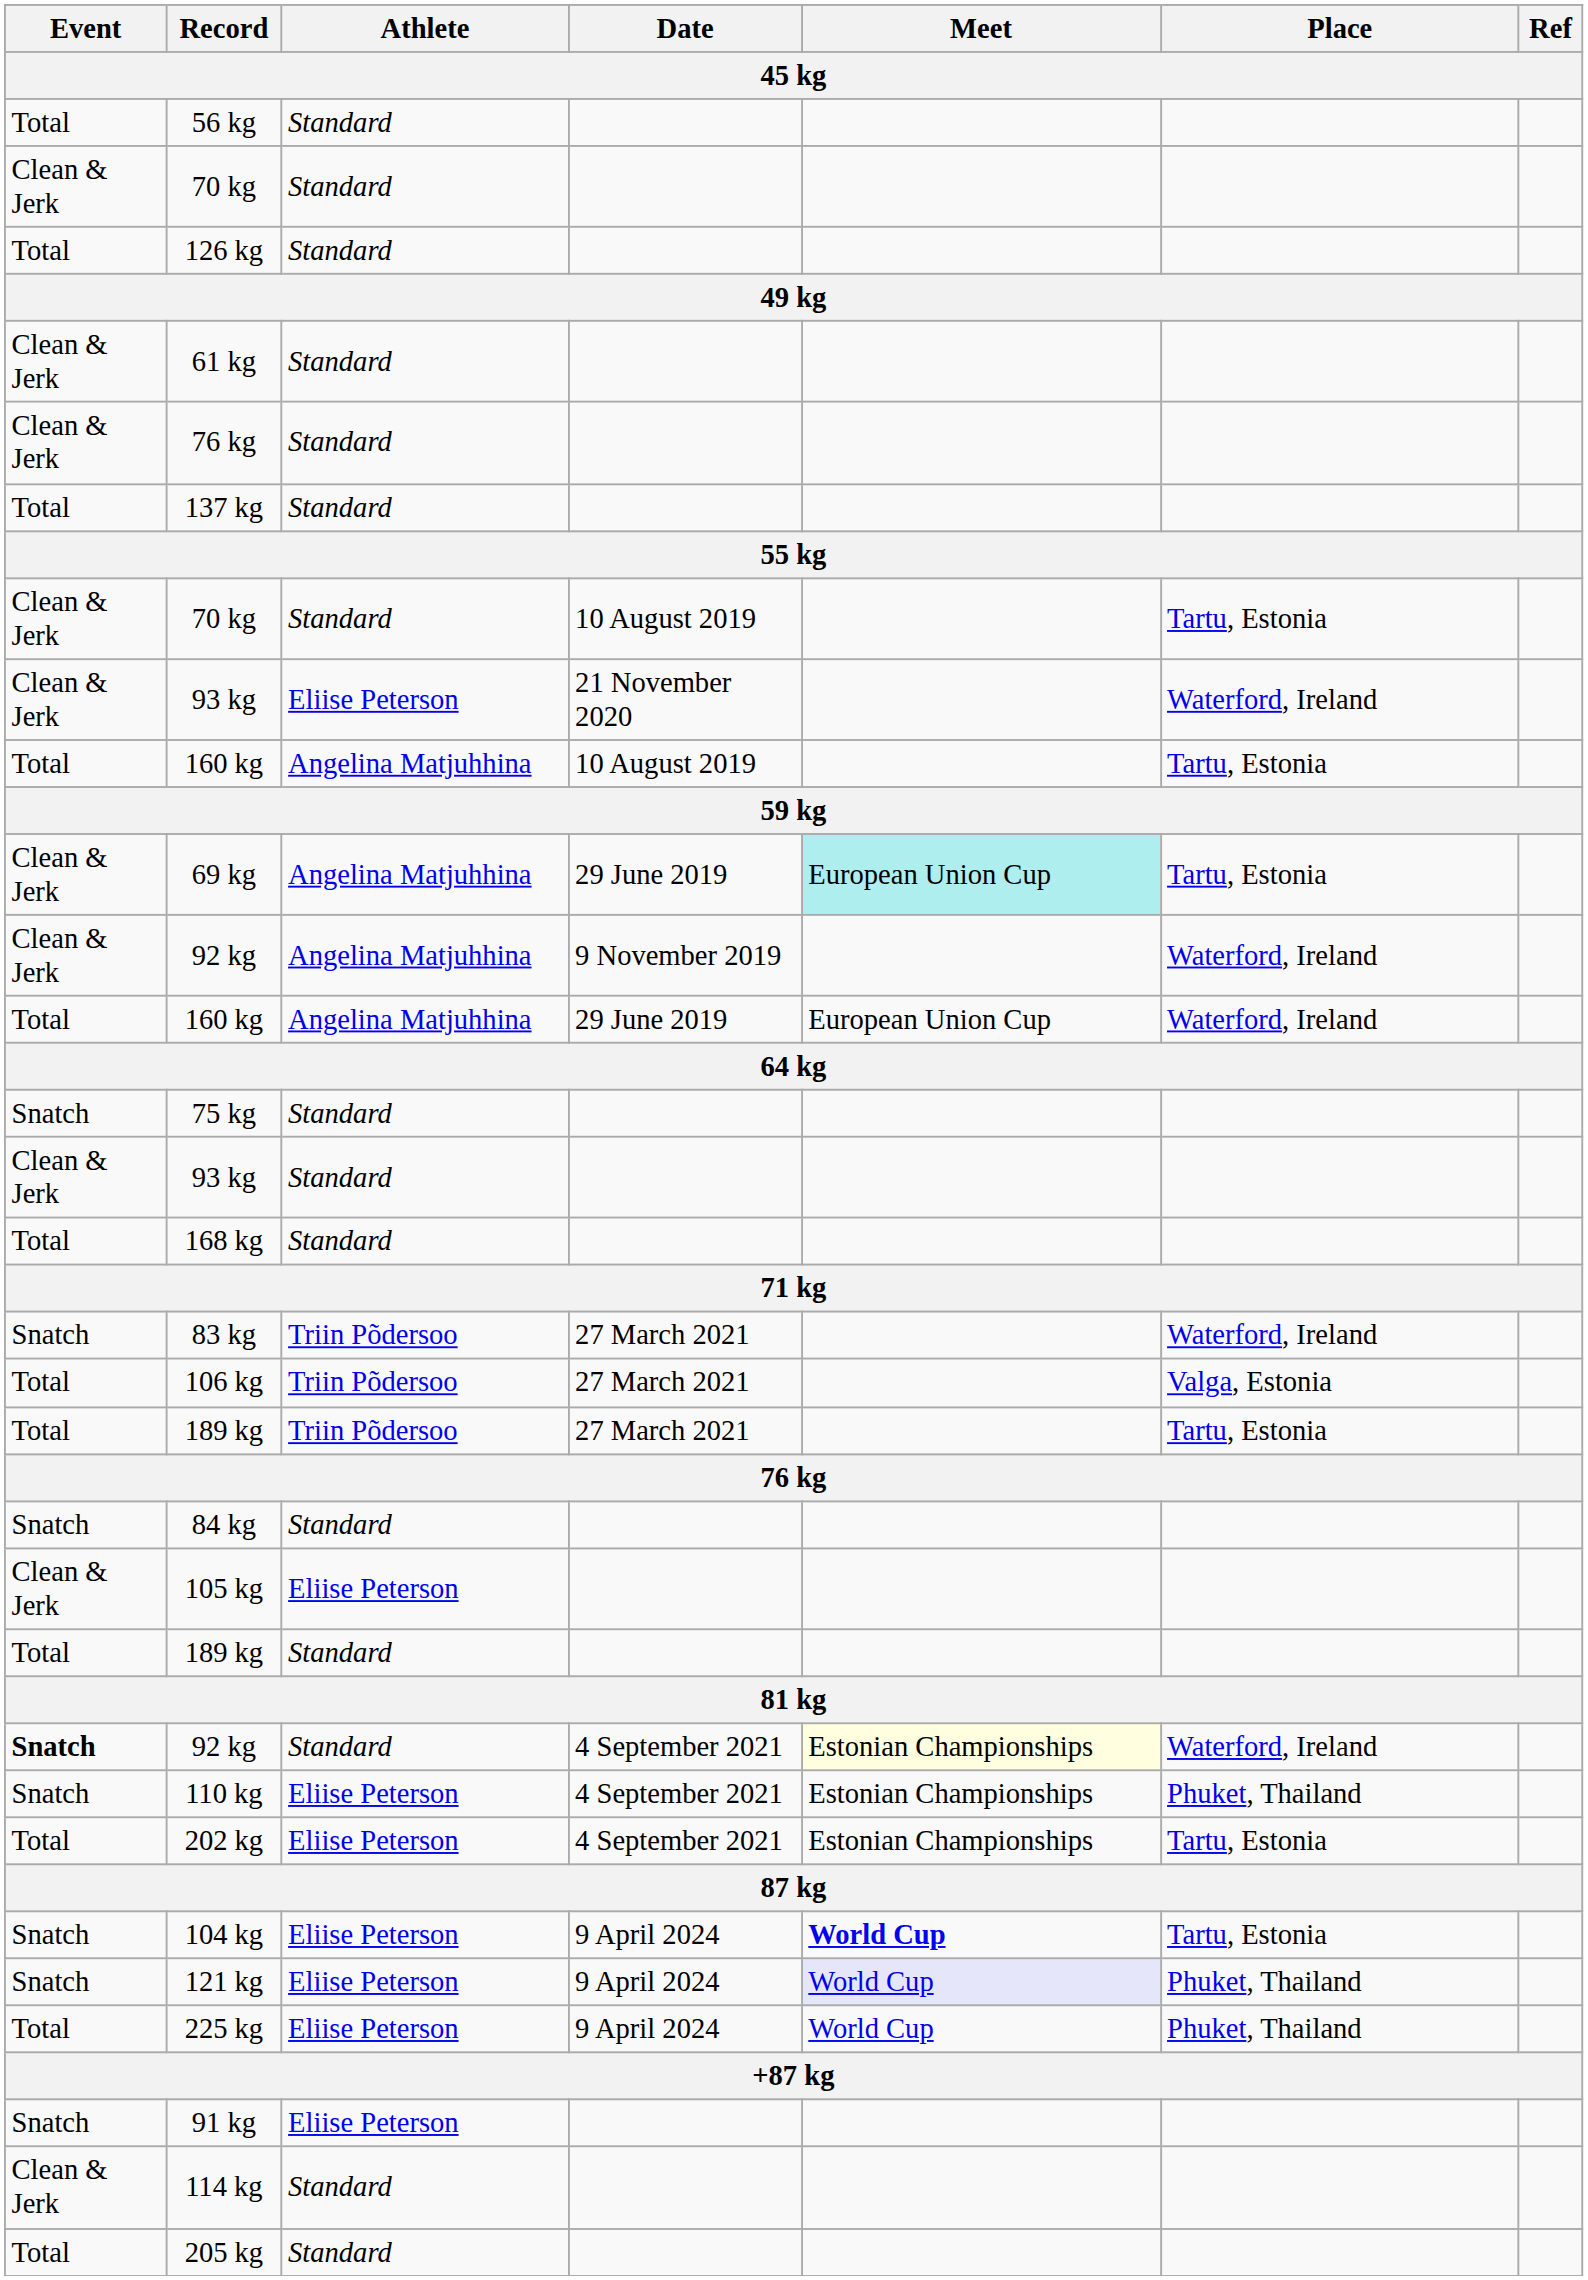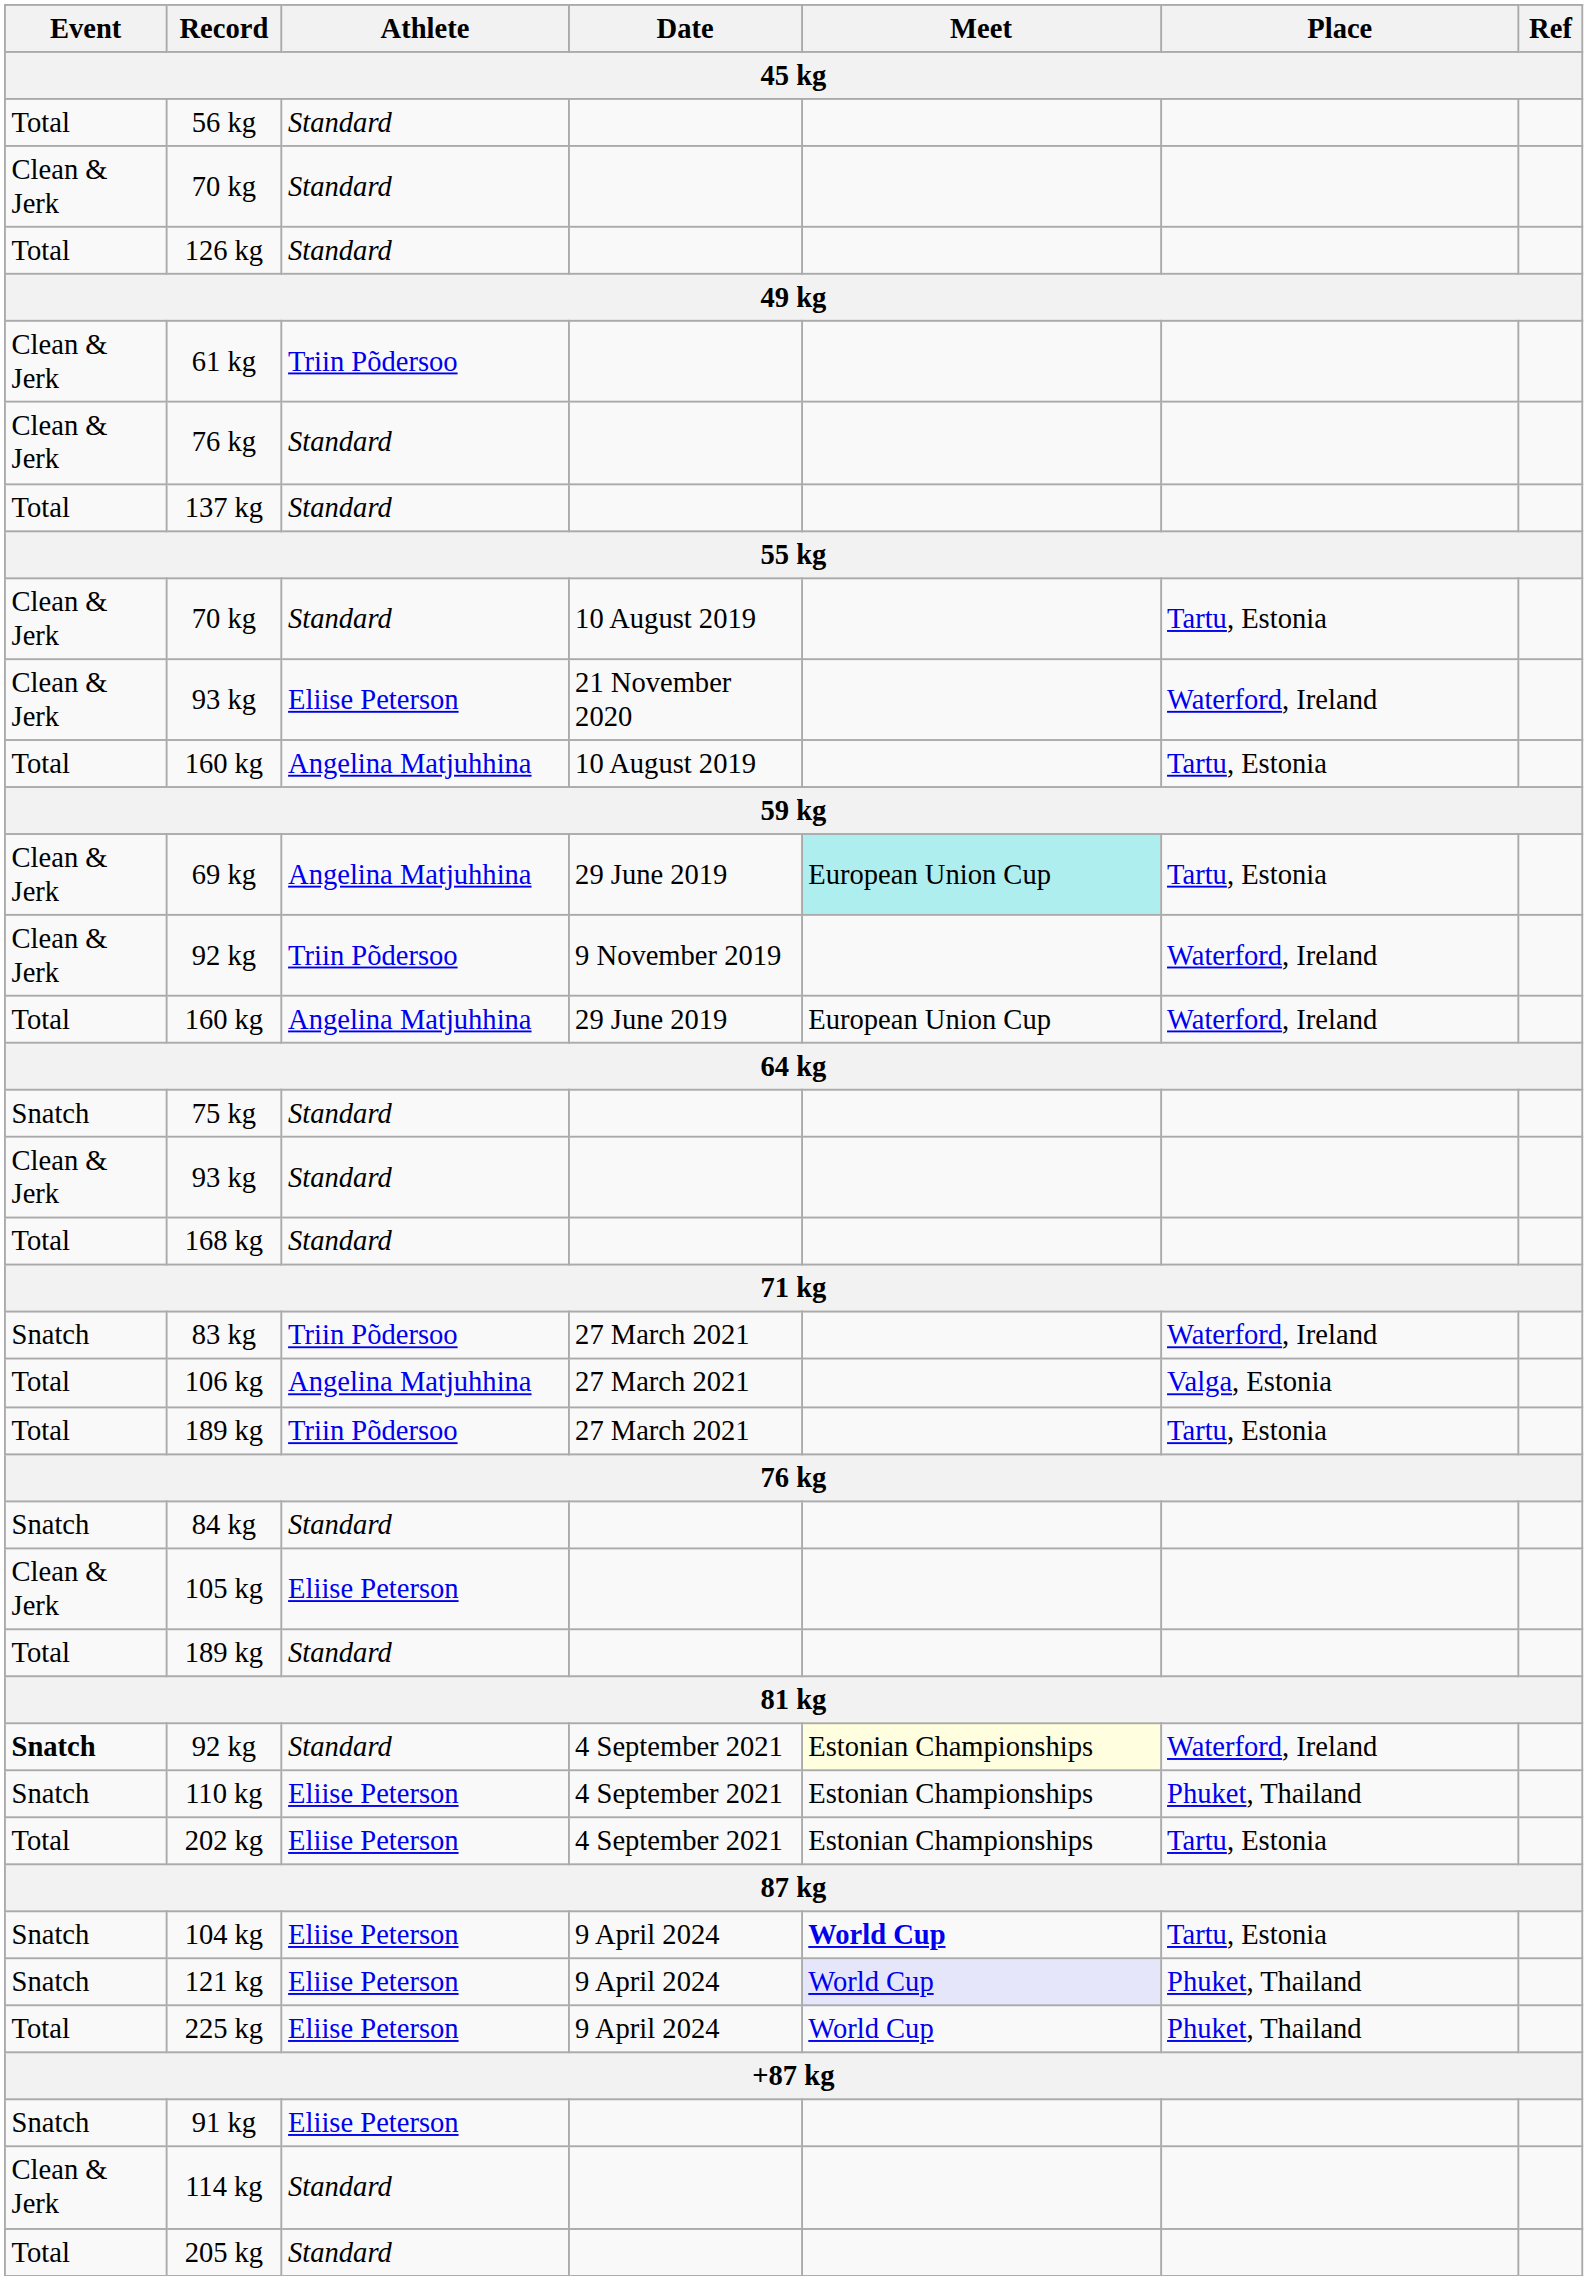(340, 361) Standard -> (373, 361) Triin Põdersoo
(410, 954) Angelina Matjuhhina -> (373, 954) Triin Põdersoo
(373, 1382) Triin Põdersoo -> (410, 1382) Angelina Matjuhhina
